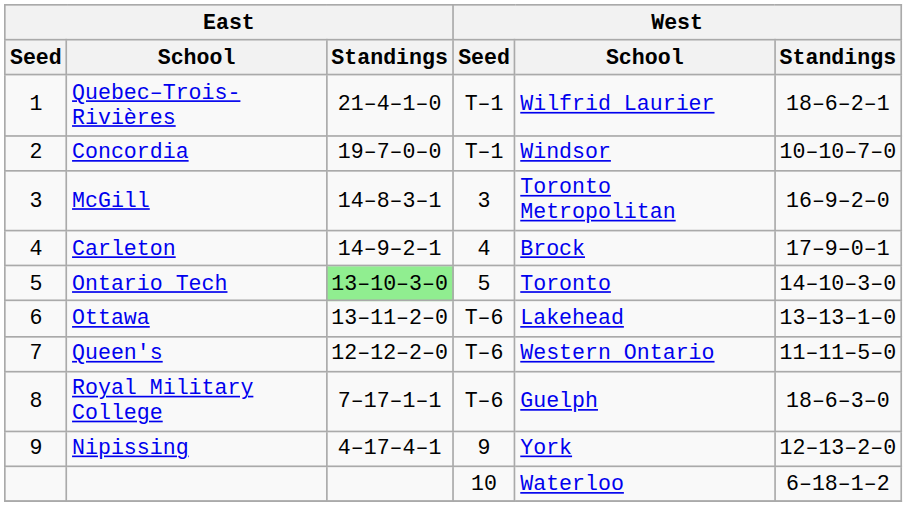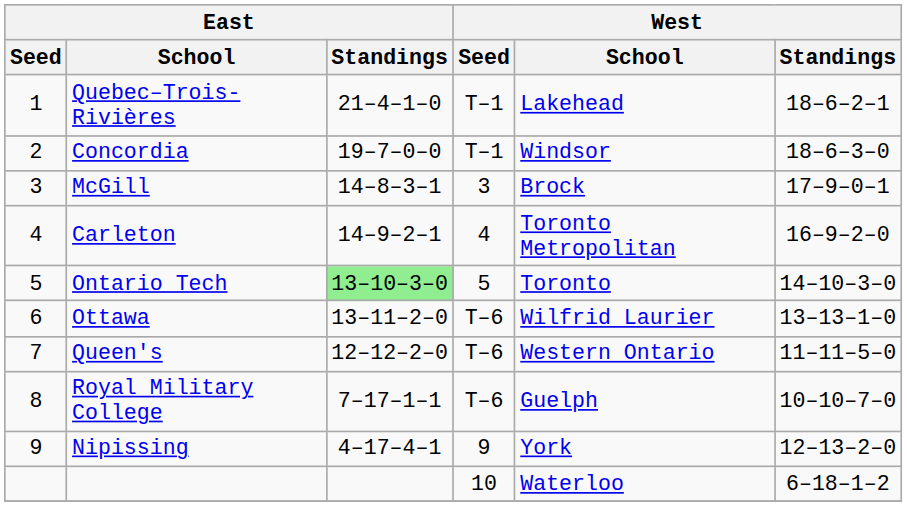(617, 105) Wilfrid Laurier -> (572, 105) Lakehead
(838, 153) 10–10–7–0 -> (838, 153) 18–6–3–0
(598, 200) Toronto Metropolitan -> (553, 188) Brock
(838, 200) 16–9–2–0 -> (838, 188) 17–9–0–1
(553, 248) Brock -> (598, 236) Toronto Metropolitan
(838, 248) 17–9–0–1 -> (838, 236) 16–9–2–0
(572, 318) Lakehead -> (617, 318) Wilfrid Laurier
(838, 401) 18–6–3–0 -> (838, 401) 10–10–7–0
